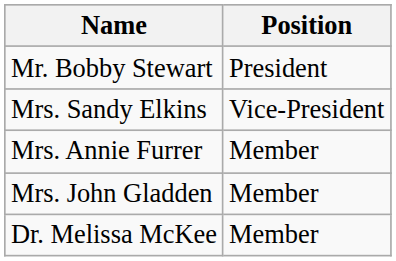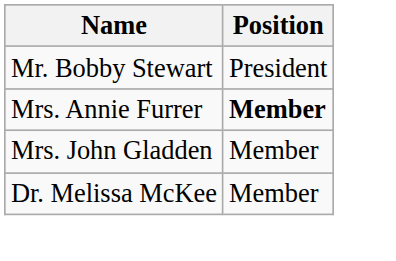- row: (109, 109)
(274, 151) normal -> (277, 109) bold
